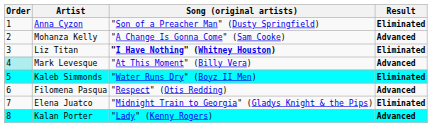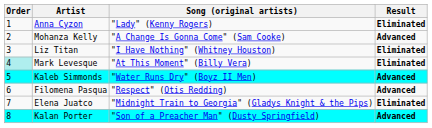(215, 24) "Son of a Preacher Man" (Dusty Springfield) -> (162, 24) "Lady" (Kenny Rogers)
(193, 50) bold -> (193, 50) normal
(396, 63) Advanced -> (401, 63) Eliminated
(401, 77) Eliminated -> (396, 77) Advanced
(162, 116) "Lady" (Kenny Rogers) -> (215, 116) "Son of a Preacher Man" (Dusty Springfield)
